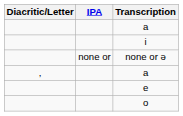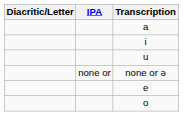+ row: (40, 58)
- row: (40, 73)
